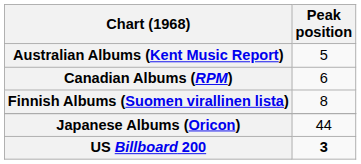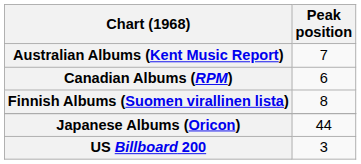(324, 55) 5 -> (324, 55) 7
(324, 147) bold -> (324, 147) normal
